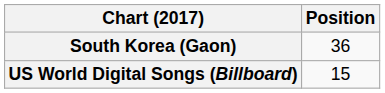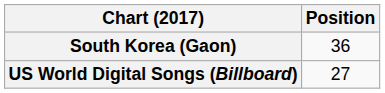(341, 74) 15 -> (341, 74) 27
